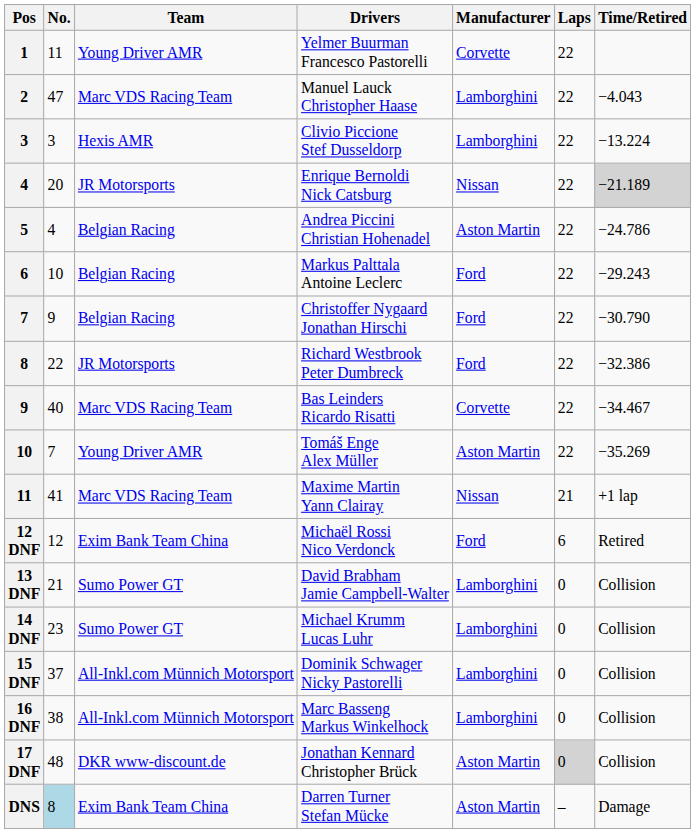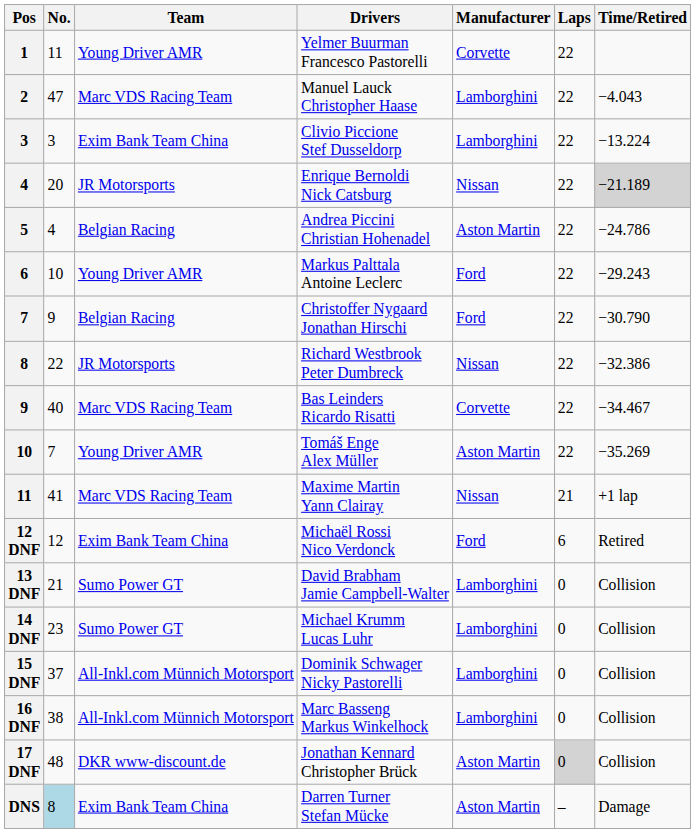(115, 141) Hexis AMR -> (153, 141) Exim Bank Team China
(126, 274) Belgian Racing -> (140, 274) Young Driver AMR
(471, 363) Ford -> (477, 363) Nissan
